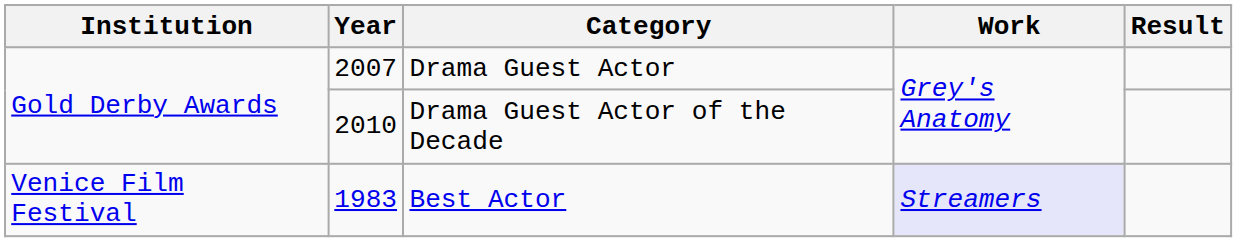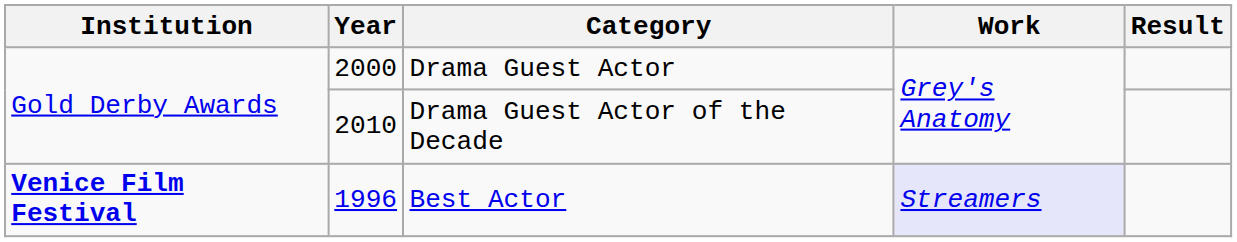(366, 69) 2007 -> (366, 69) 2000
(97, 199) normal -> (97, 199) bold
(366, 199) 1983 -> (366, 199) 1996
